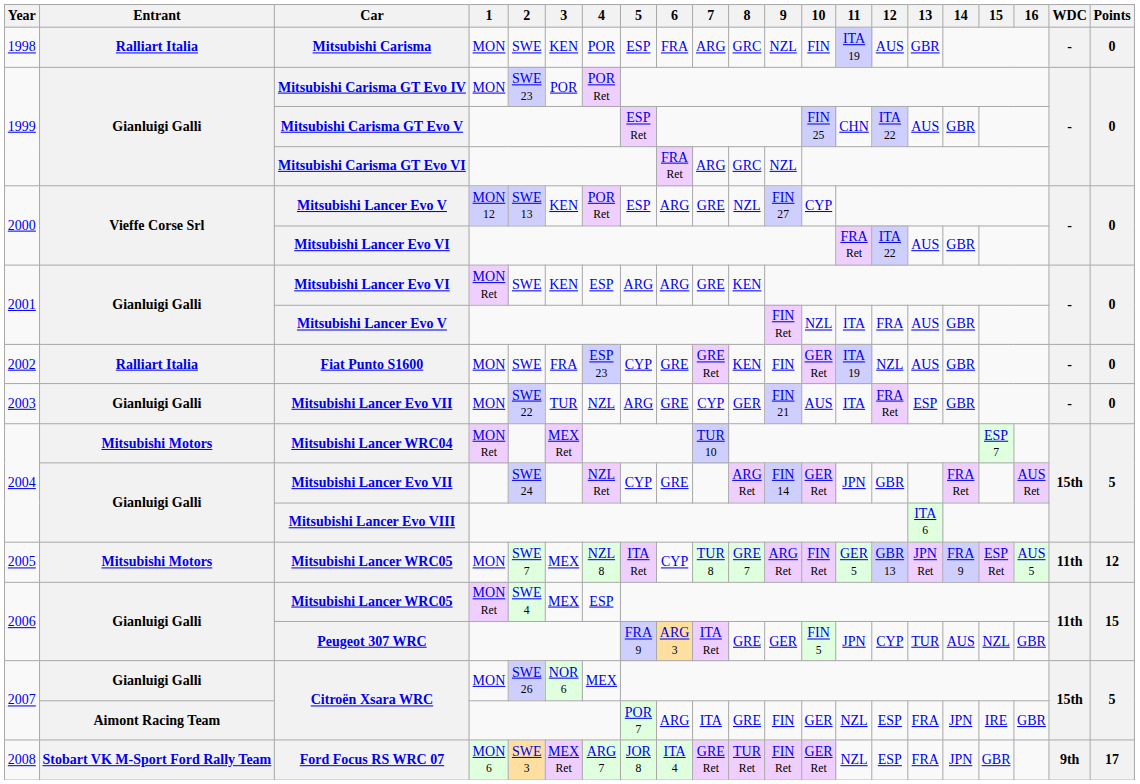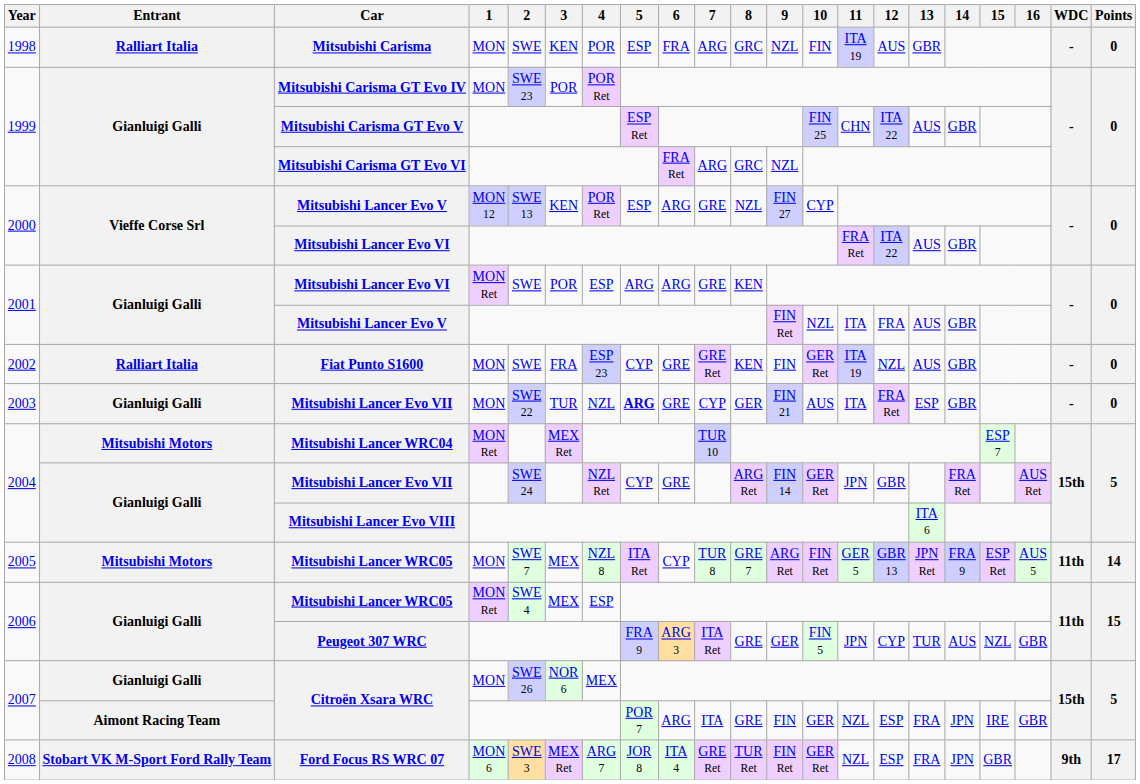(564, 284) KEN -> (564, 284) POR
(638, 403) normal -> (639, 403) bold
(1112, 561) 12 -> (1114, 561) 14
